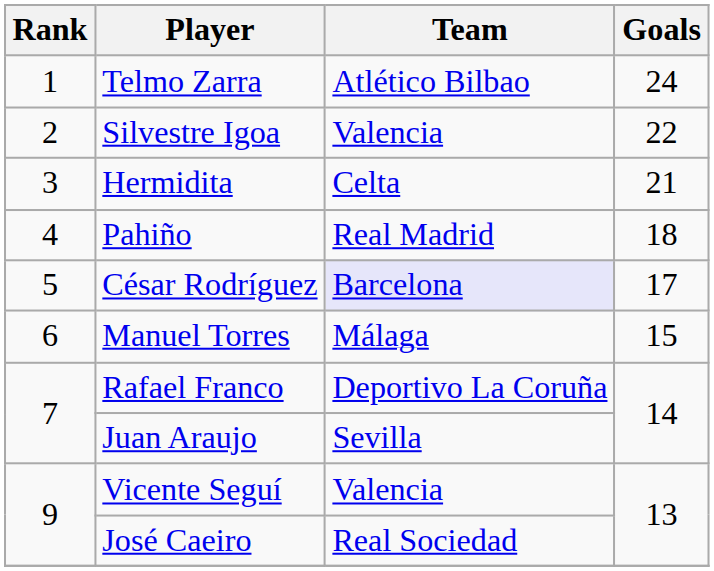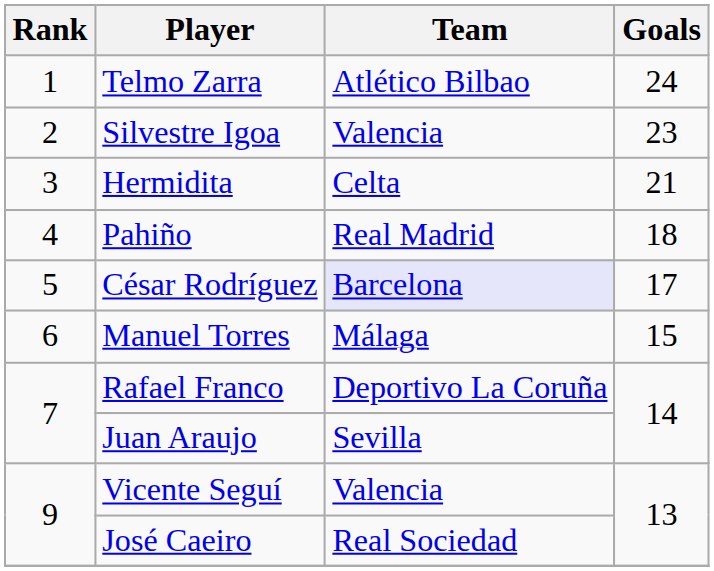(662, 132) 22 -> (662, 132) 23
